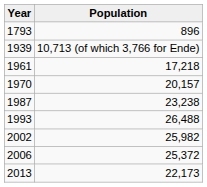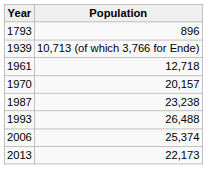(182, 66) 17,218 -> (182, 66) 12,718
- row: (19, 137)
(182, 155) 25,372 -> (182, 137) 25,374
